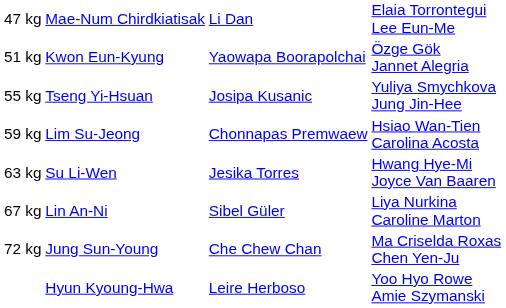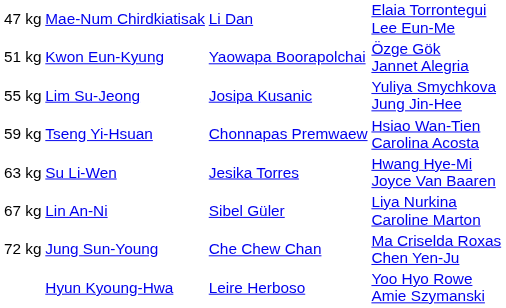(99, 95) Tseng Yi-Hsuan -> (93, 95) Lim Su-Jeong
(93, 134) Lim Su-Jeong -> (99, 134) Tseng Yi-Hsuan
